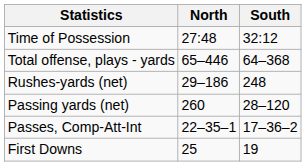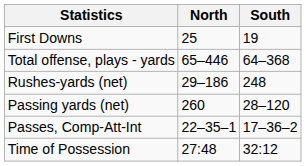rows swapped: (45, 149) <-> (69, 37)
